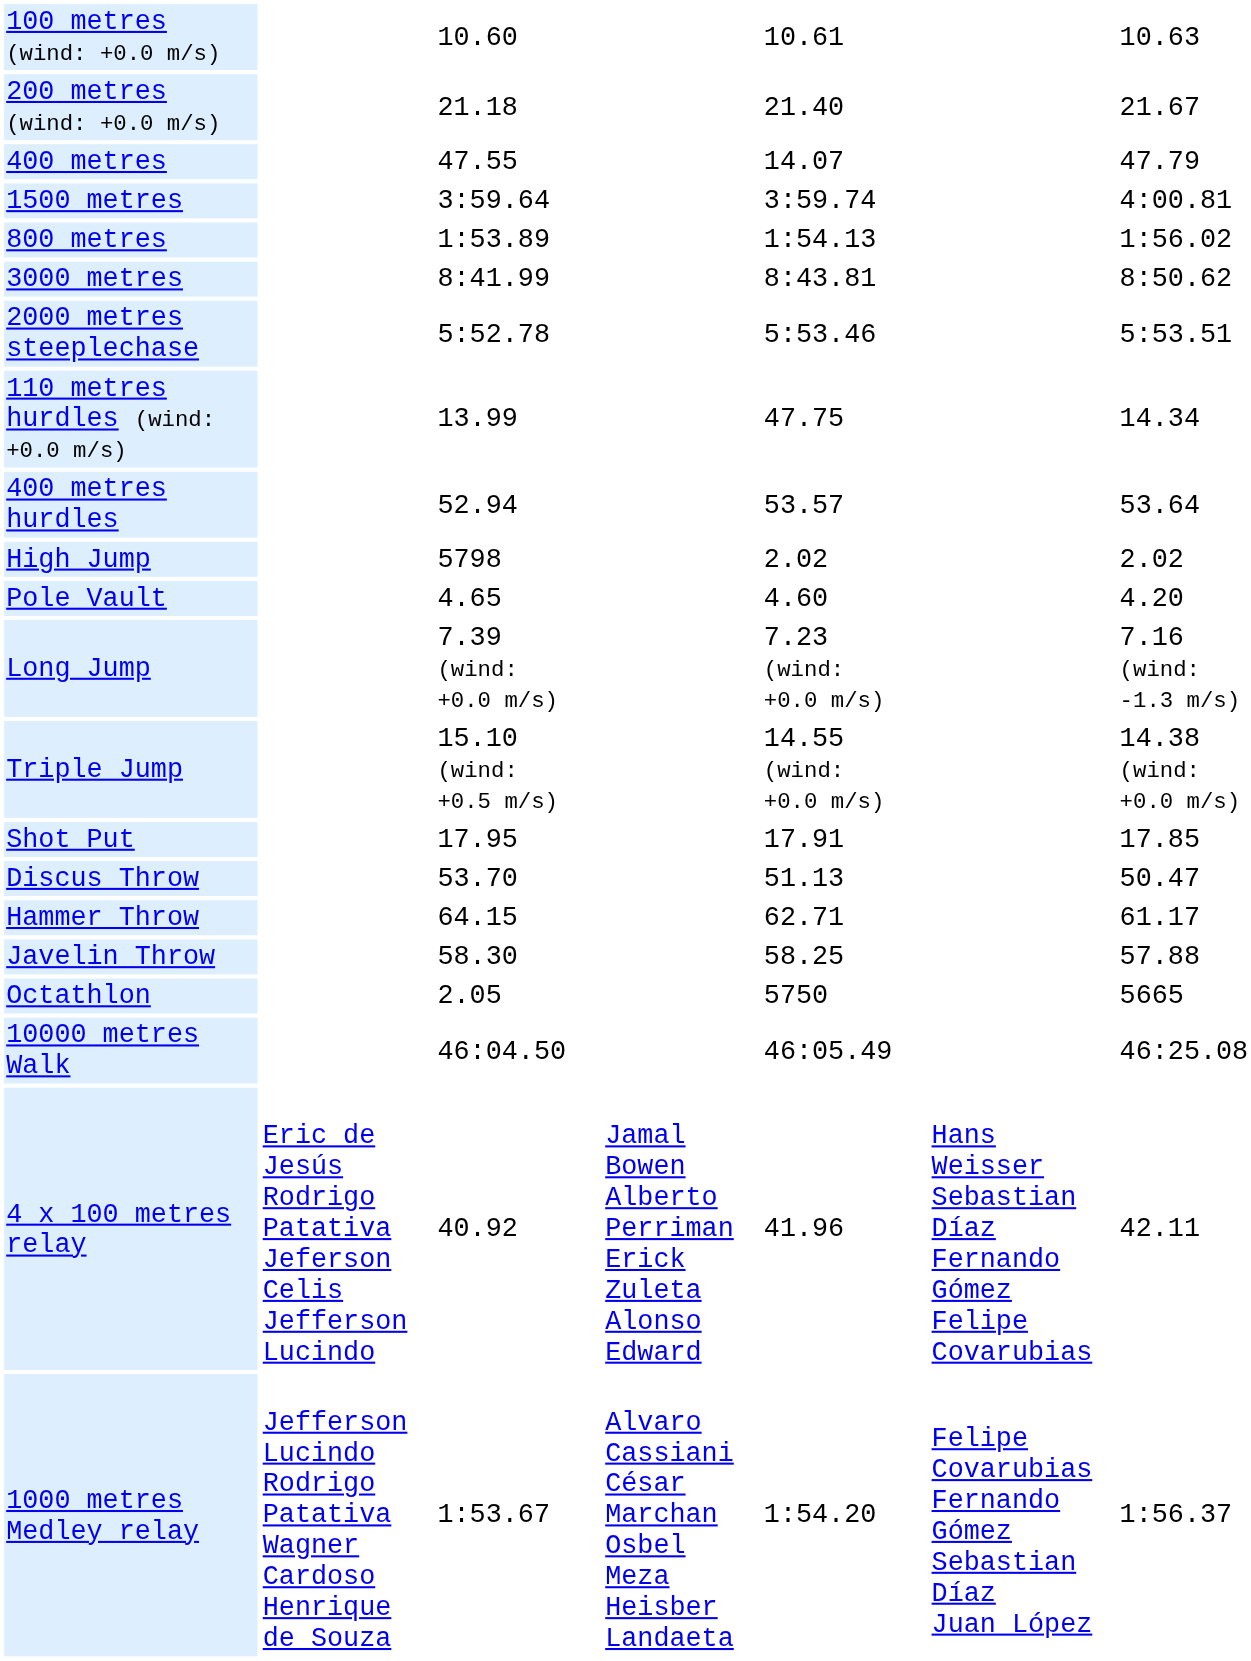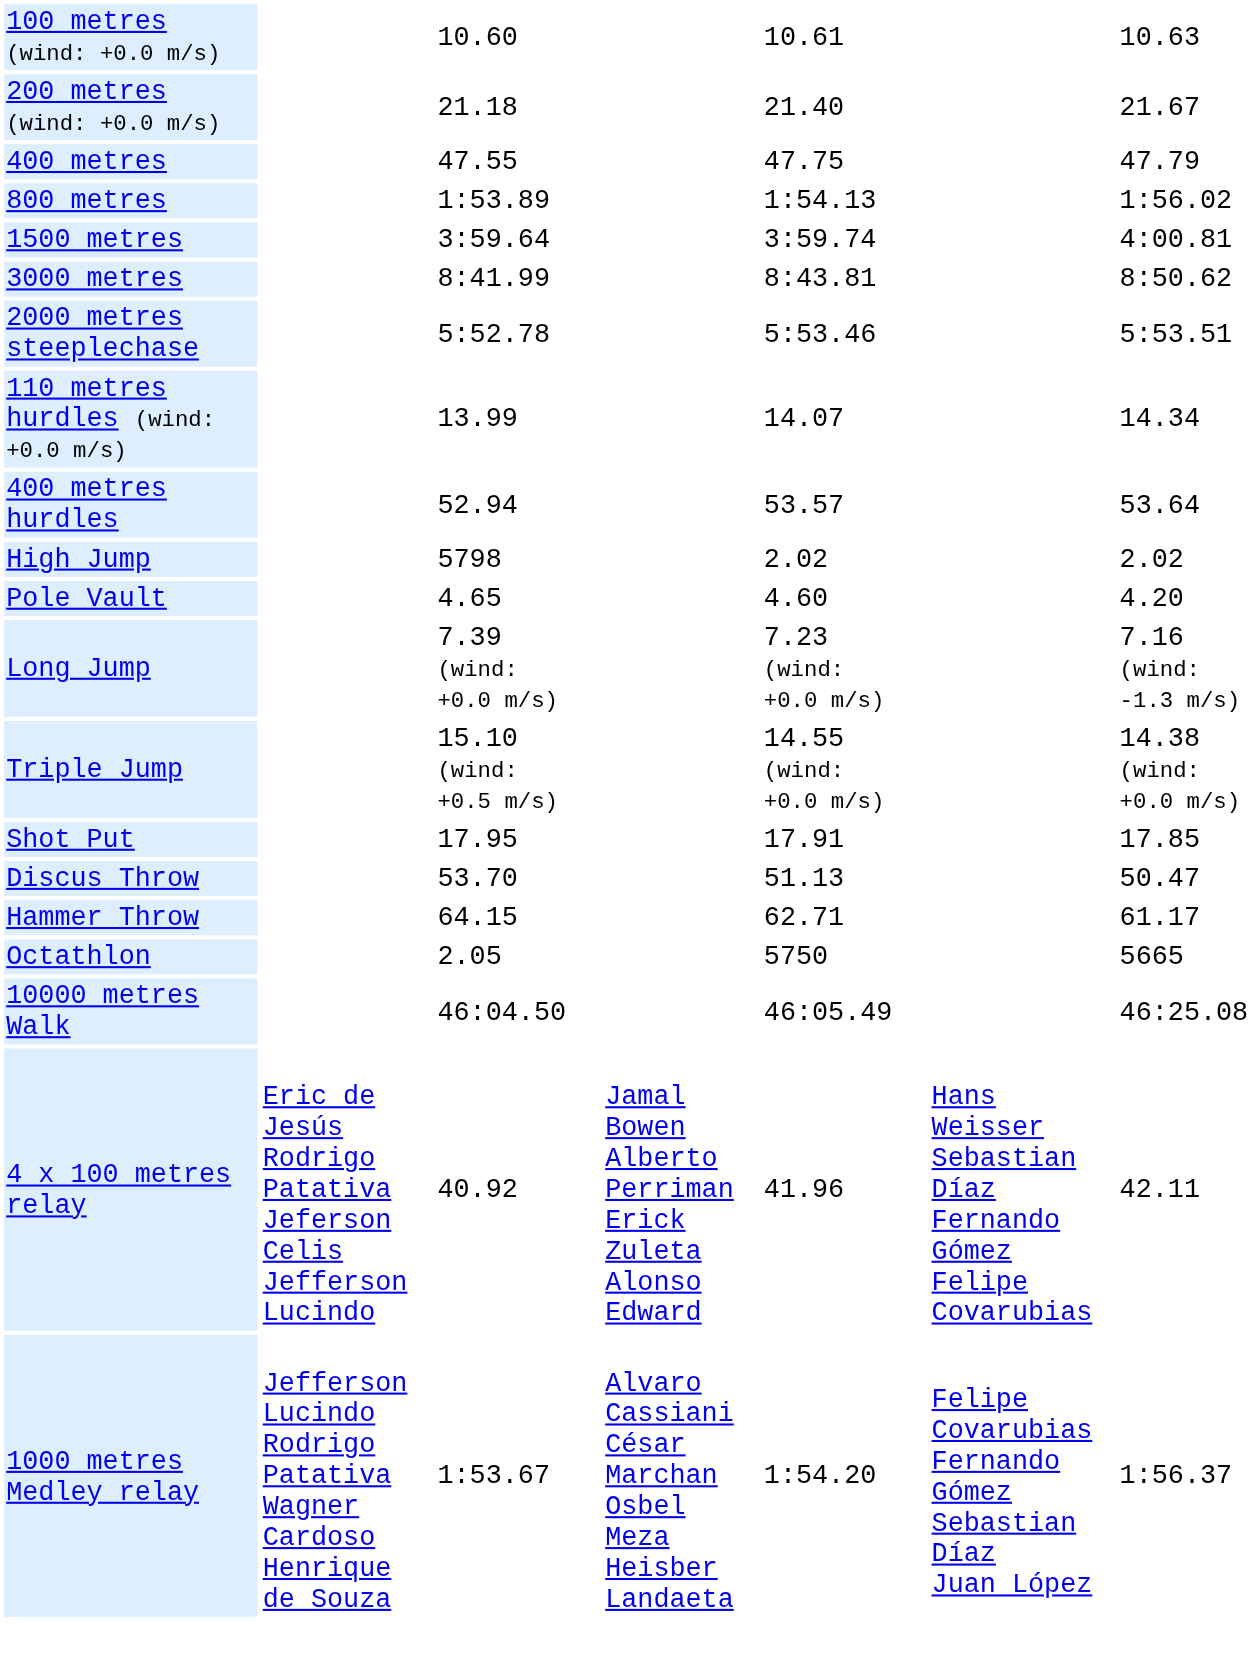(804, 162) 14.07 -> (804, 162) 47.75
rows swapped: (87, 240) <-> (95, 201)
(804, 419) 47.75 -> (804, 419) 14.07
- row: (111, 957)
